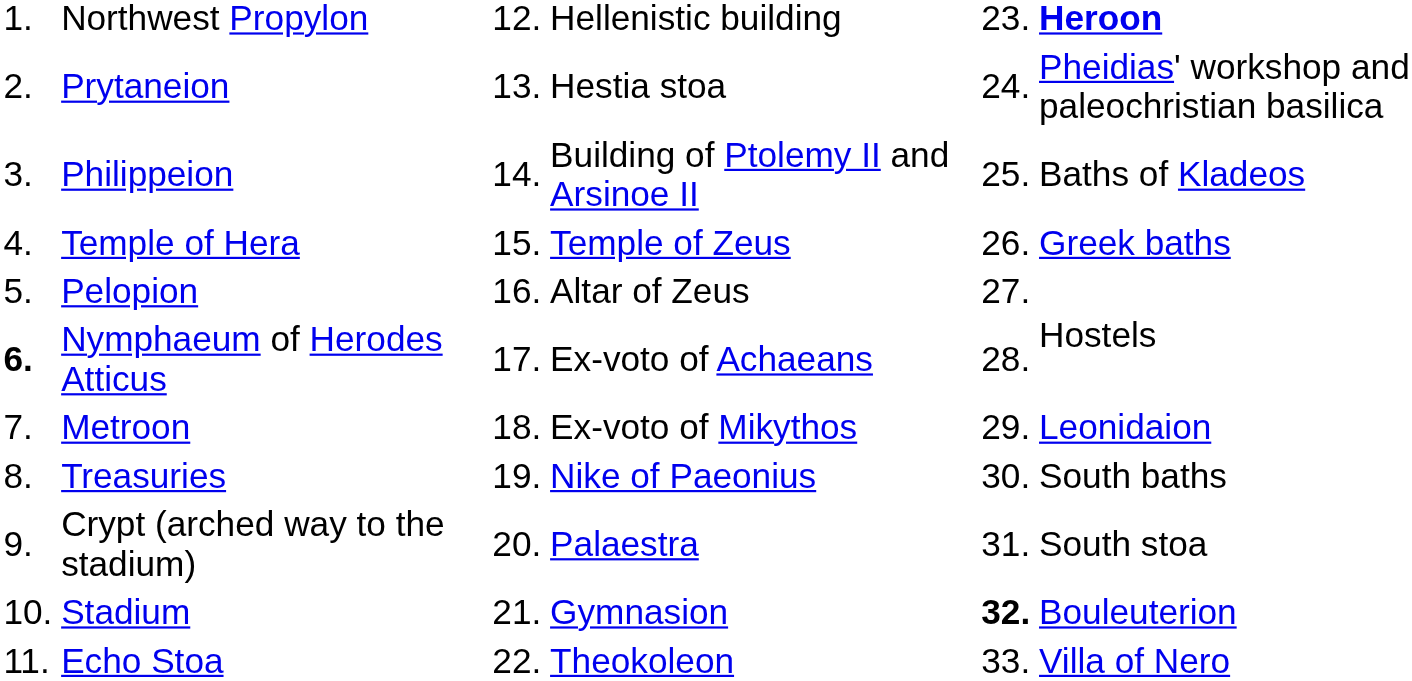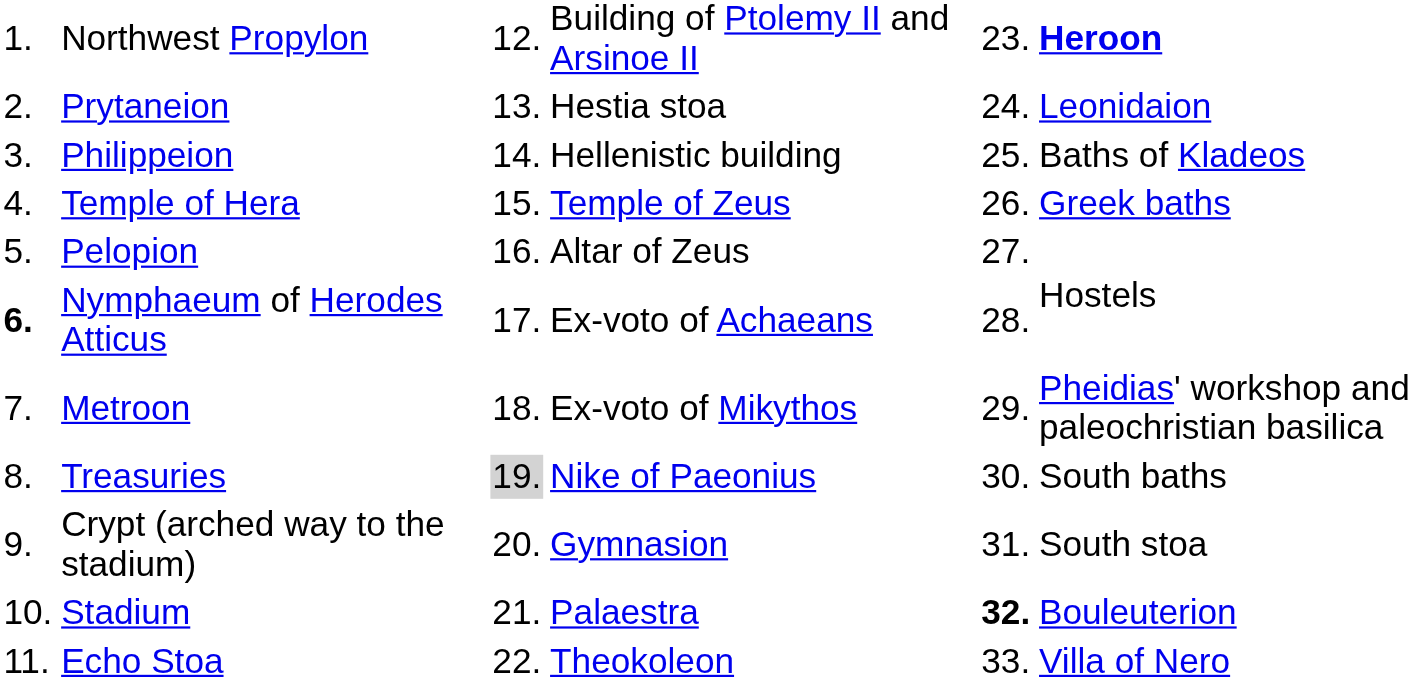(696, 18) Hellenistic building -> (750, 38) Building of Ptolemy II and Arsinoe II
(1224, 86) Pheidias' workshop and paleochristian basilica -> (1125, 106) Leonidaion
(750, 174) Building of Ptolemy II and Arsinoe II -> (696, 154) Hellenistic building
(1125, 427) Leonidaion -> (1224, 408) Pheidias' workshop and paleochristian basilica
(517, 476) no background -> (517, 476) lightgrey background
(624, 544) Palaestra -> (639, 544) Gymnasion
(639, 612) Gymnasion -> (624, 612) Palaestra
